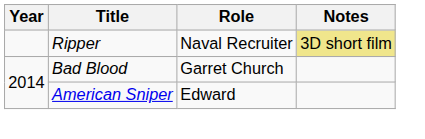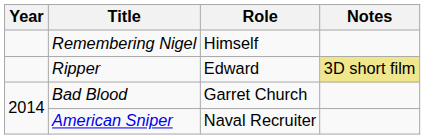+ row: (124, 43)
(237, 43) Naval Recruiter -> (232, 69) Edward
(208, 95) Edward -> (260, 120) Naval Recruiter
